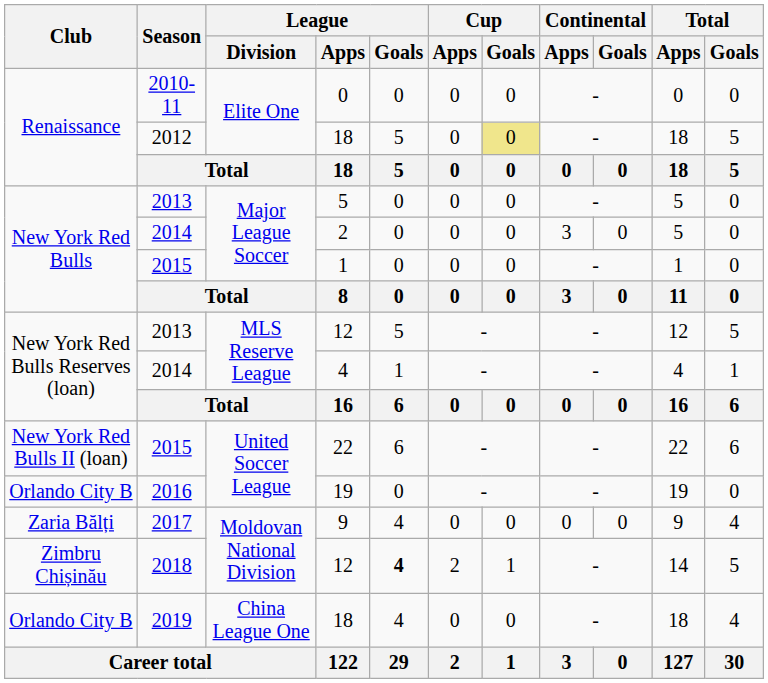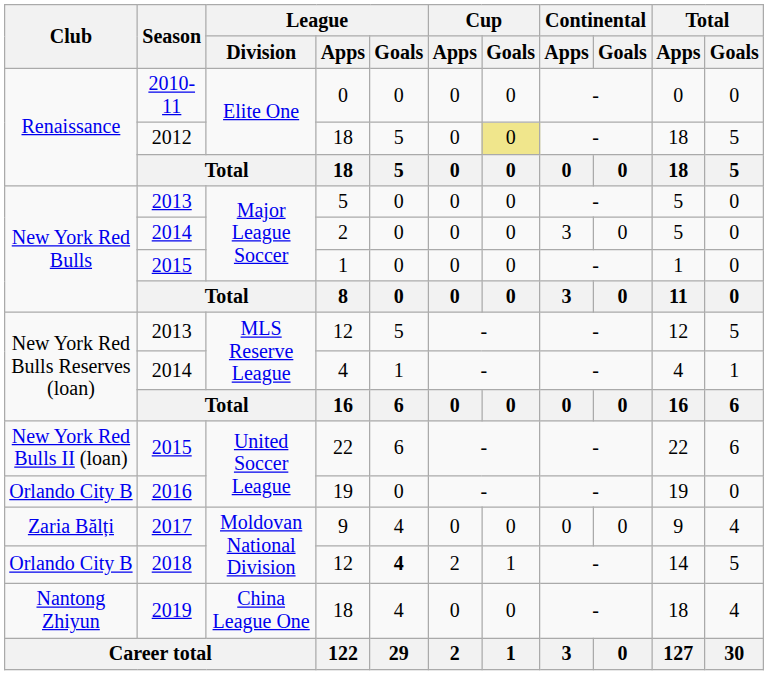(71, 565) Zimbru Chișinău -> (71, 564) Orlando City B
(71, 619) Orlando City B -> (71, 610) Nantong Zhiyun
